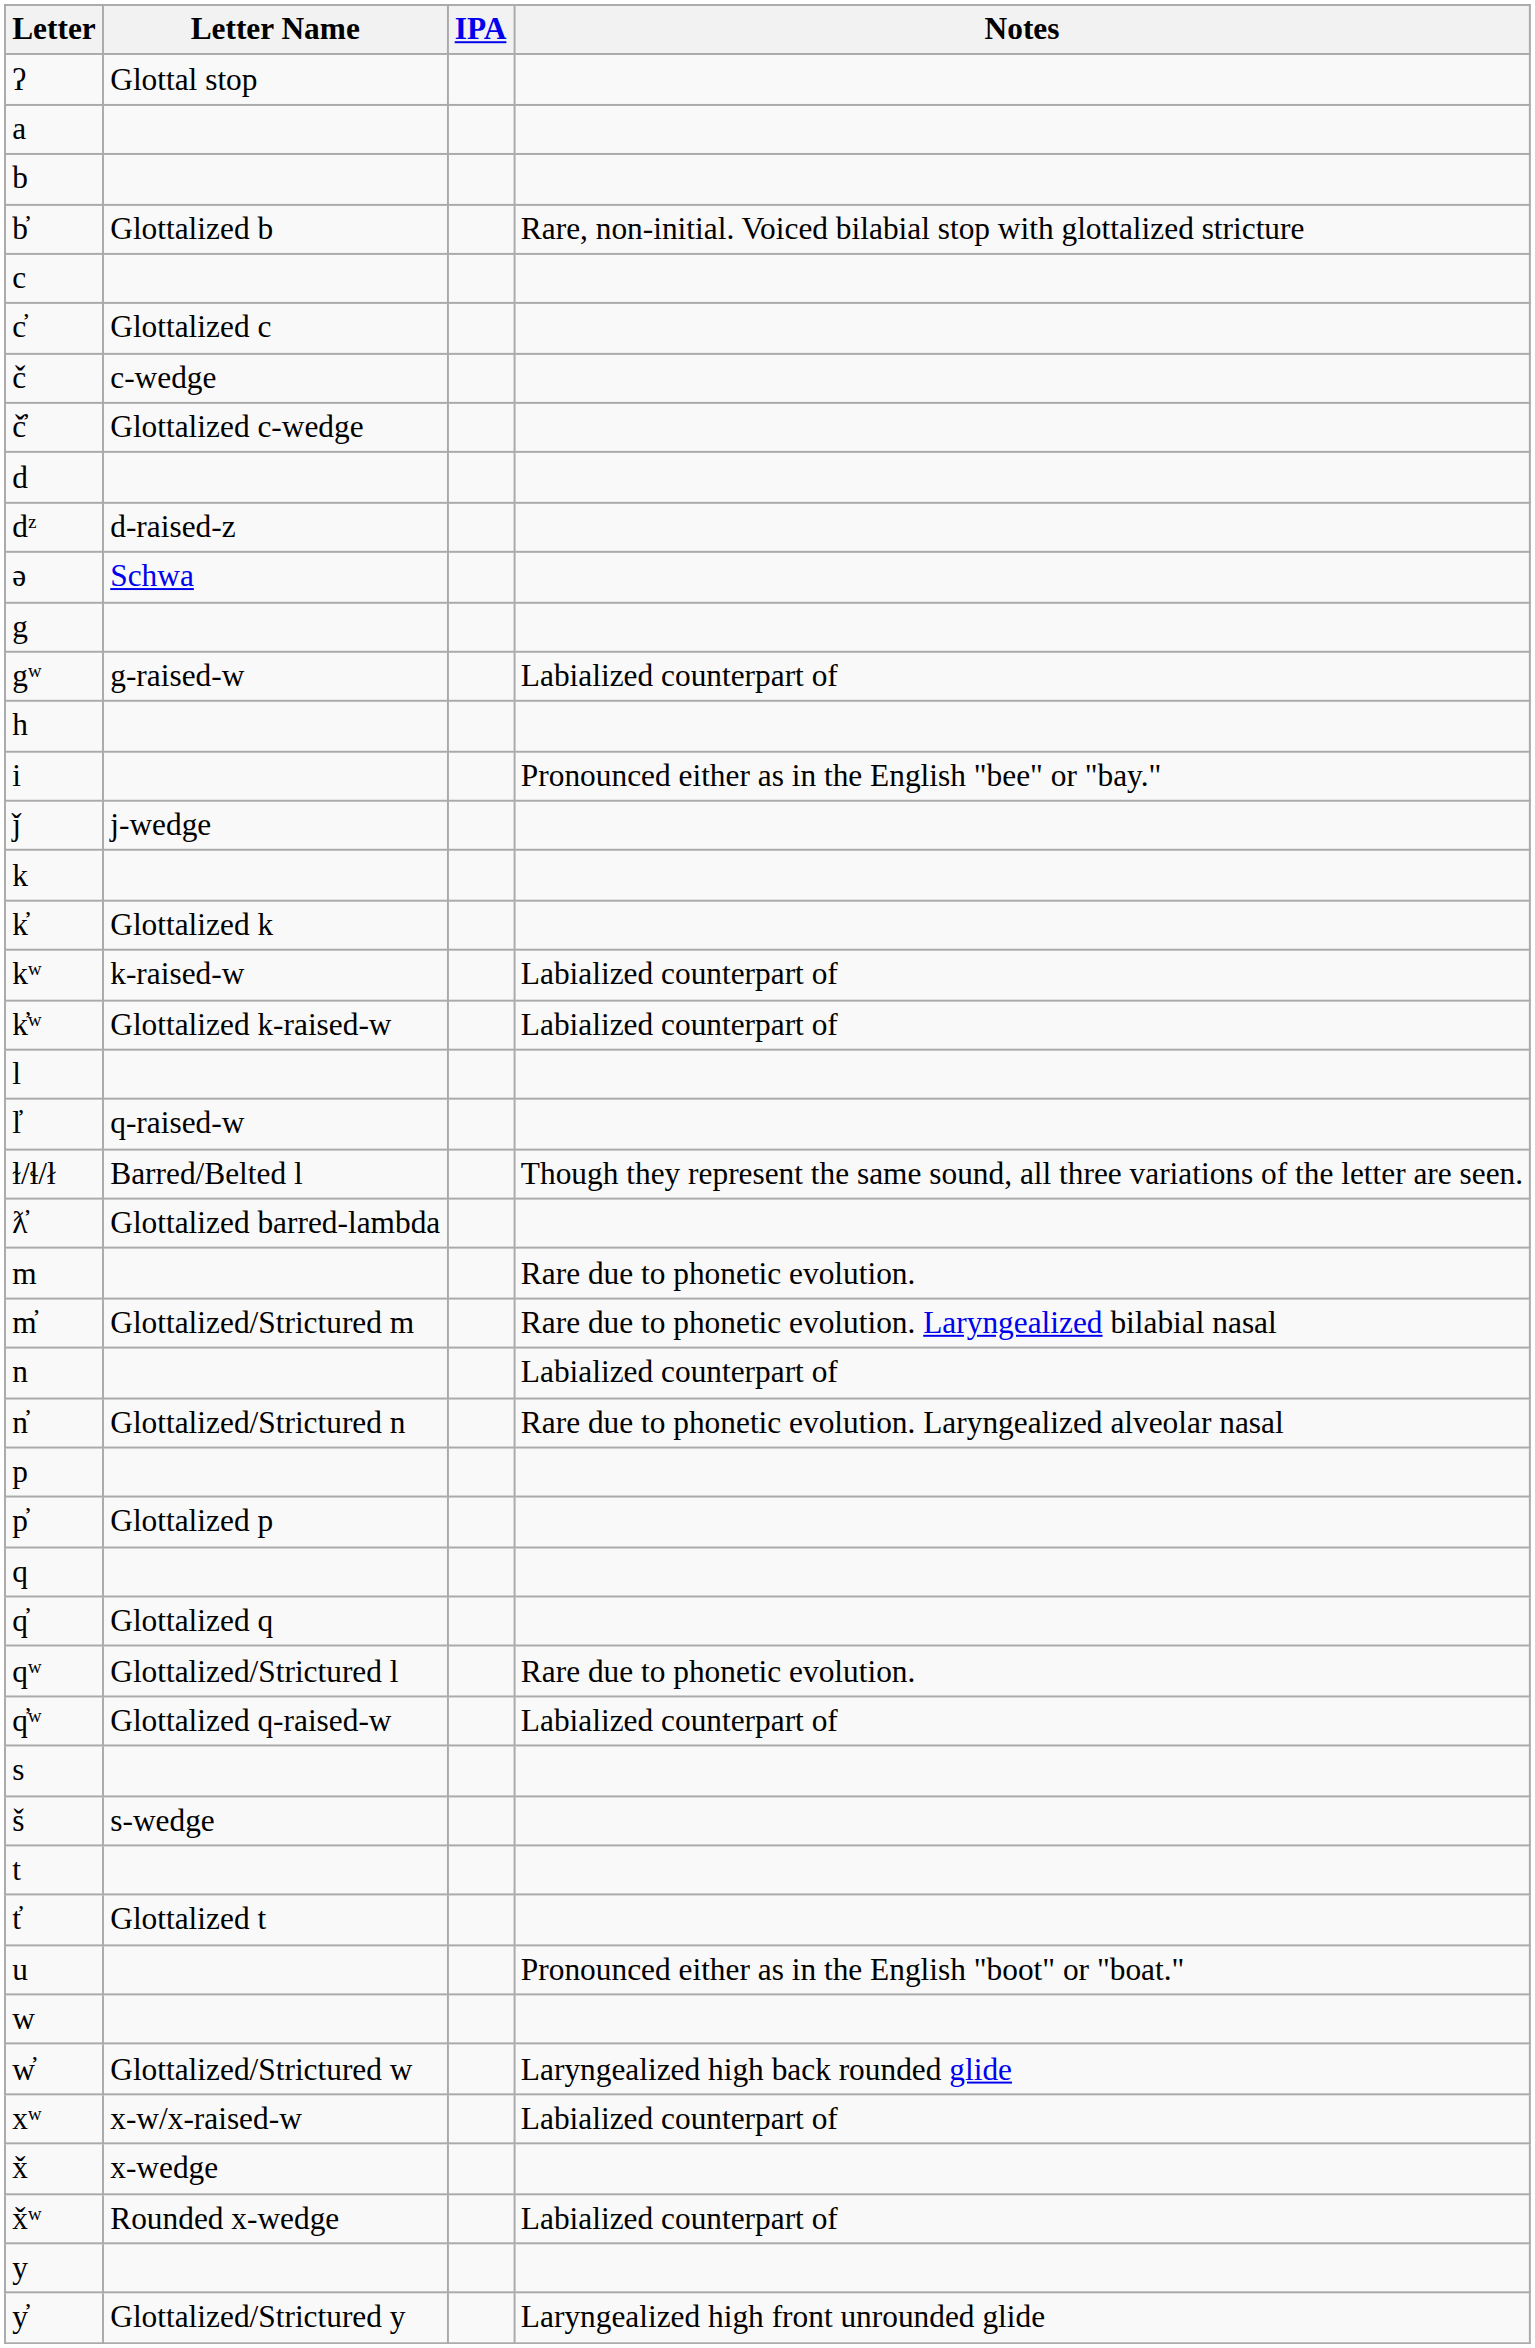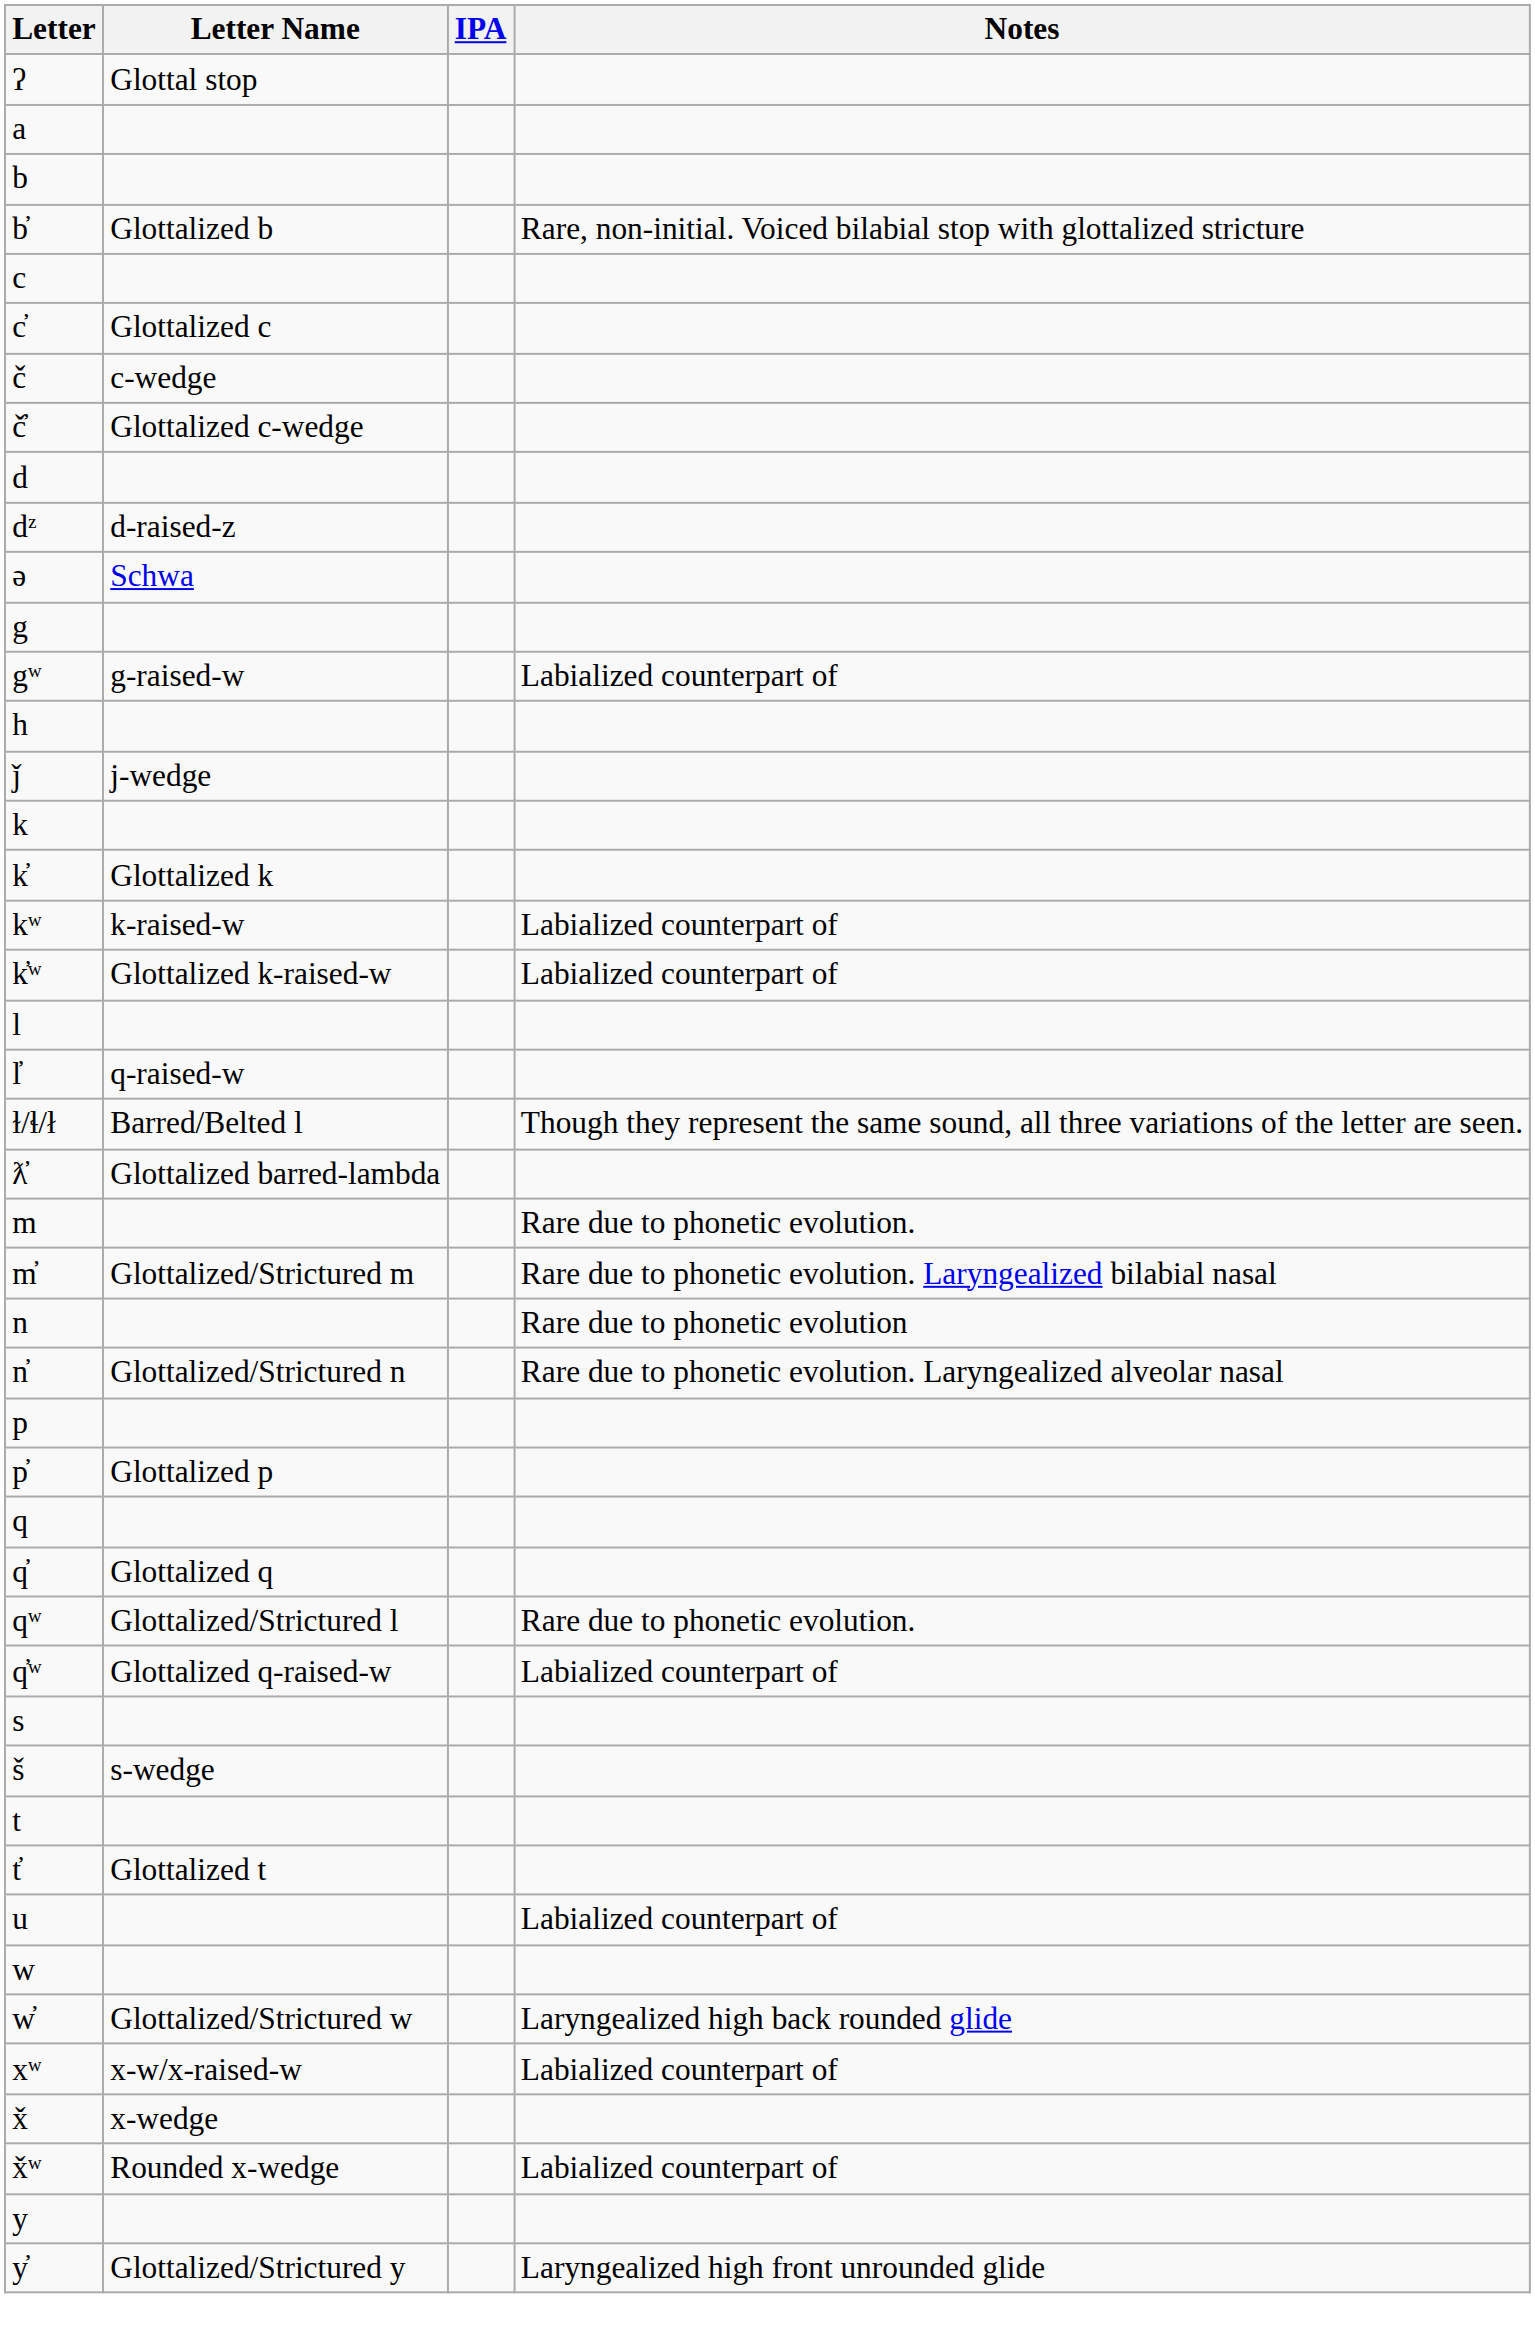- row: (17, 775)
(679, 1372) Labialized counterpart of -> (714, 1322) Rare due to phonetic evolution
(853, 1969) Pronounced either as in the English "boot" or "boat." -> (679, 1919) Labialized counterpart of
